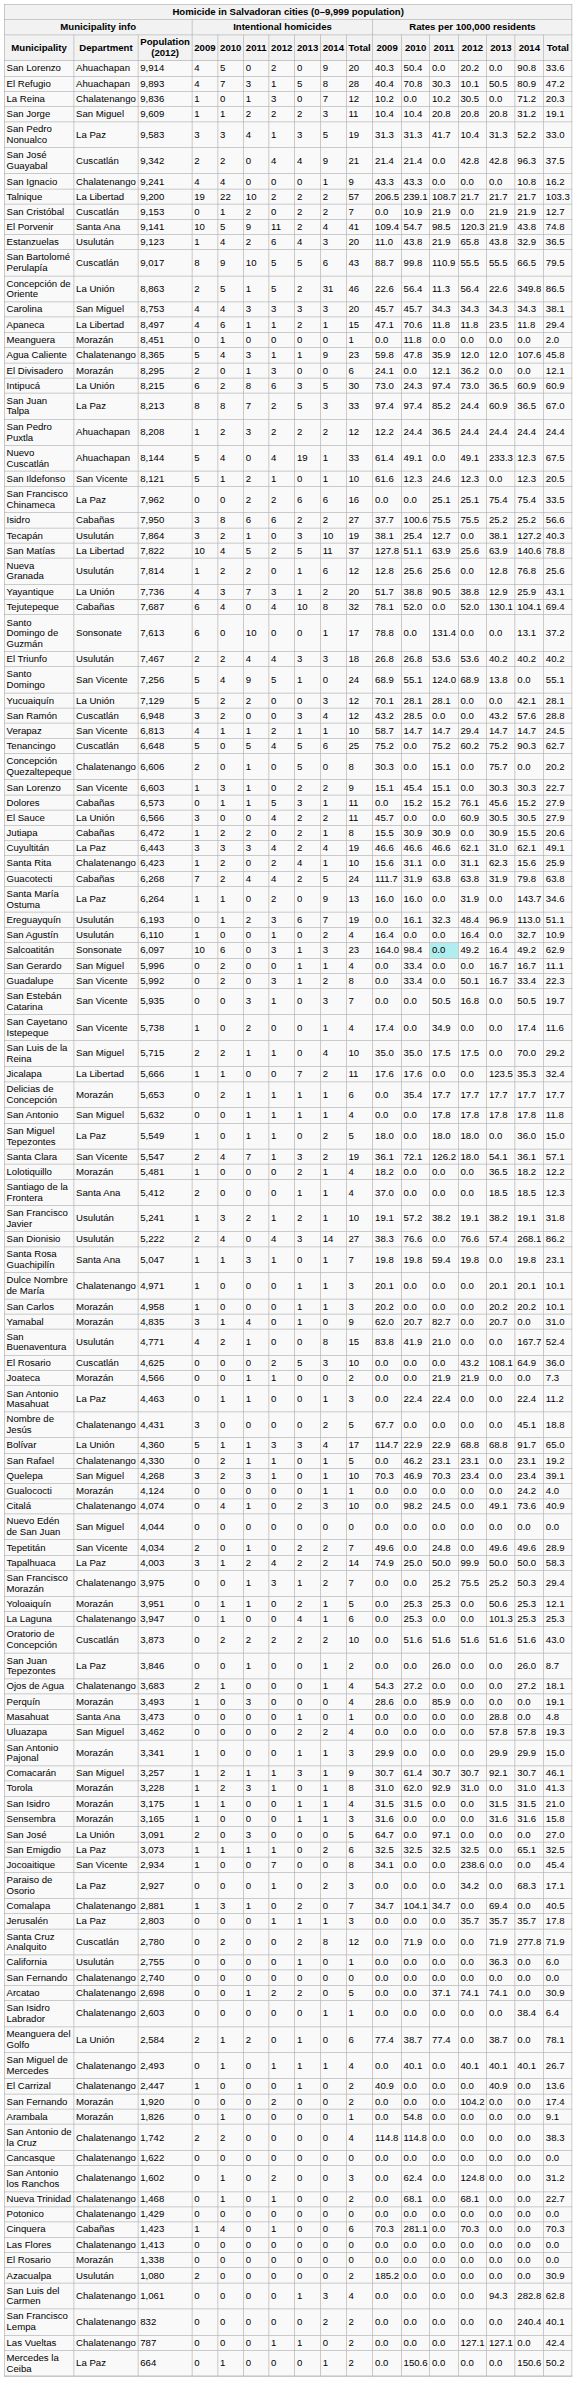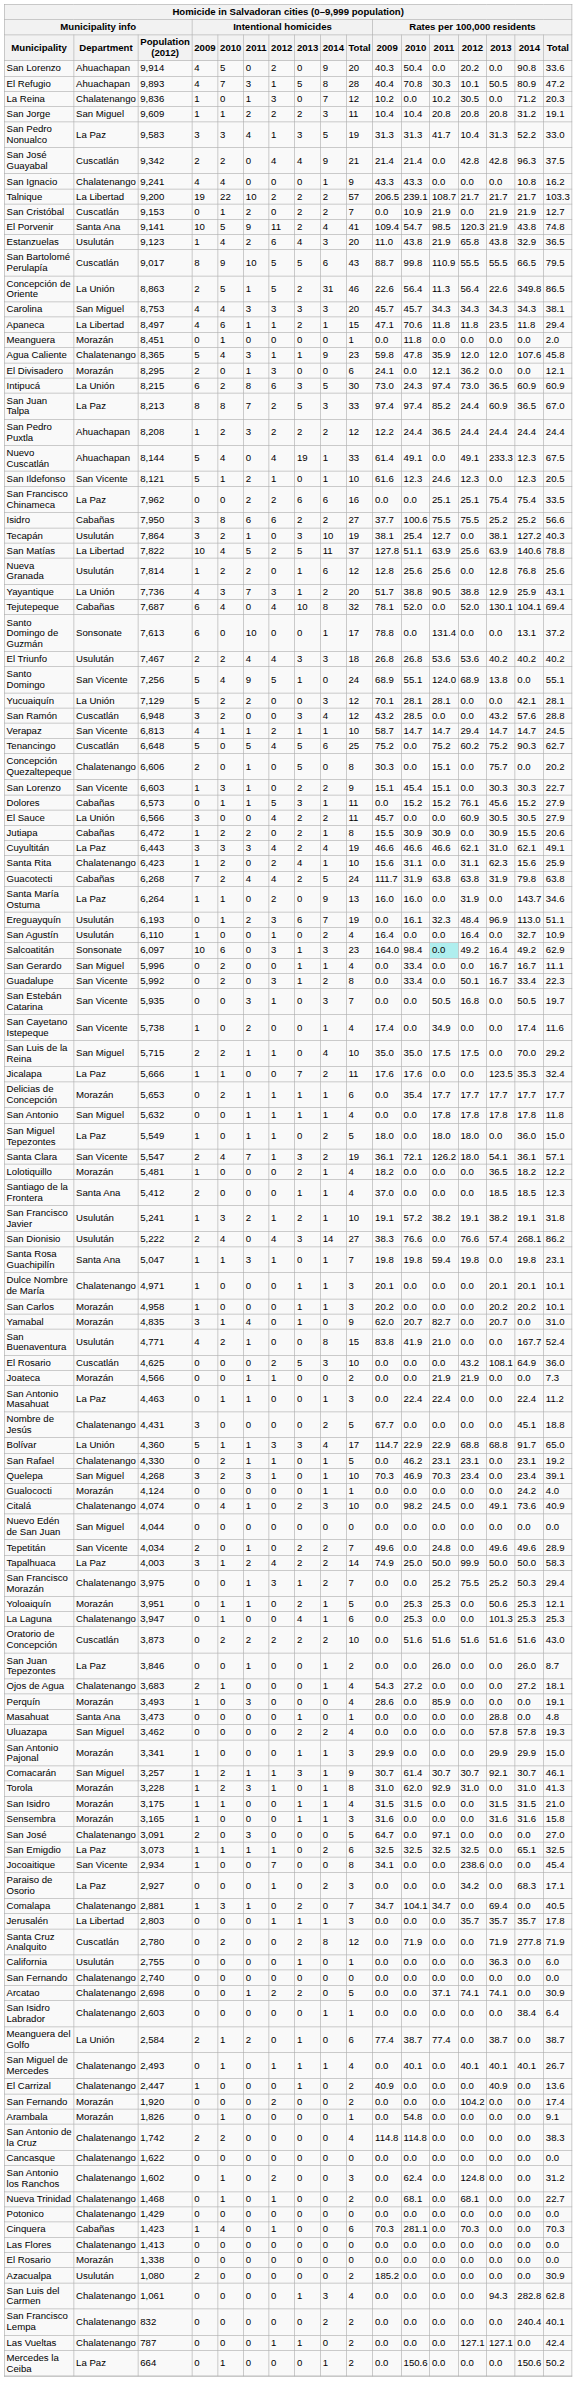(100, 1074) La Libertad -> (91, 1074) La Paz
(95, 1834) La Unión -> (106, 1834) Chalatenango
(91, 1921) La Paz -> (100, 1921) La Libertad
(555, 2039) 78.1 -> (555, 2039) 38.7
